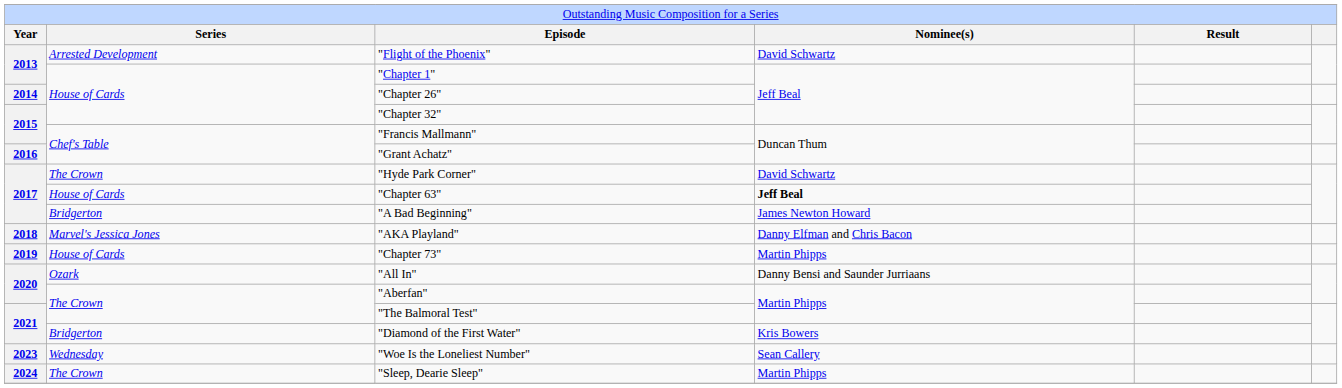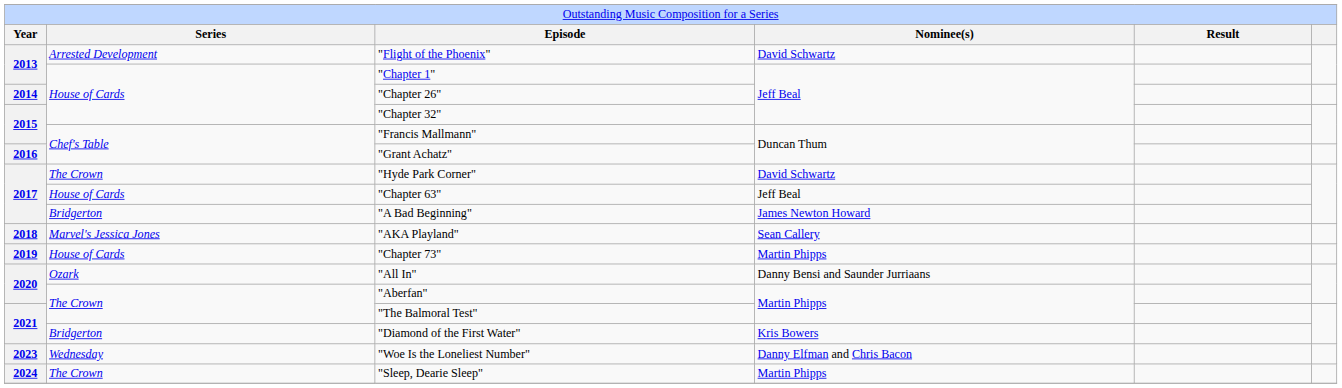(780, 194) bold -> (779, 194) normal
(835, 234) Danny Elfman and Chris Bacon -> (789, 234) Sean Callery
(789, 354) Sean Callery -> (835, 354) Danny Elfman and Chris Bacon
